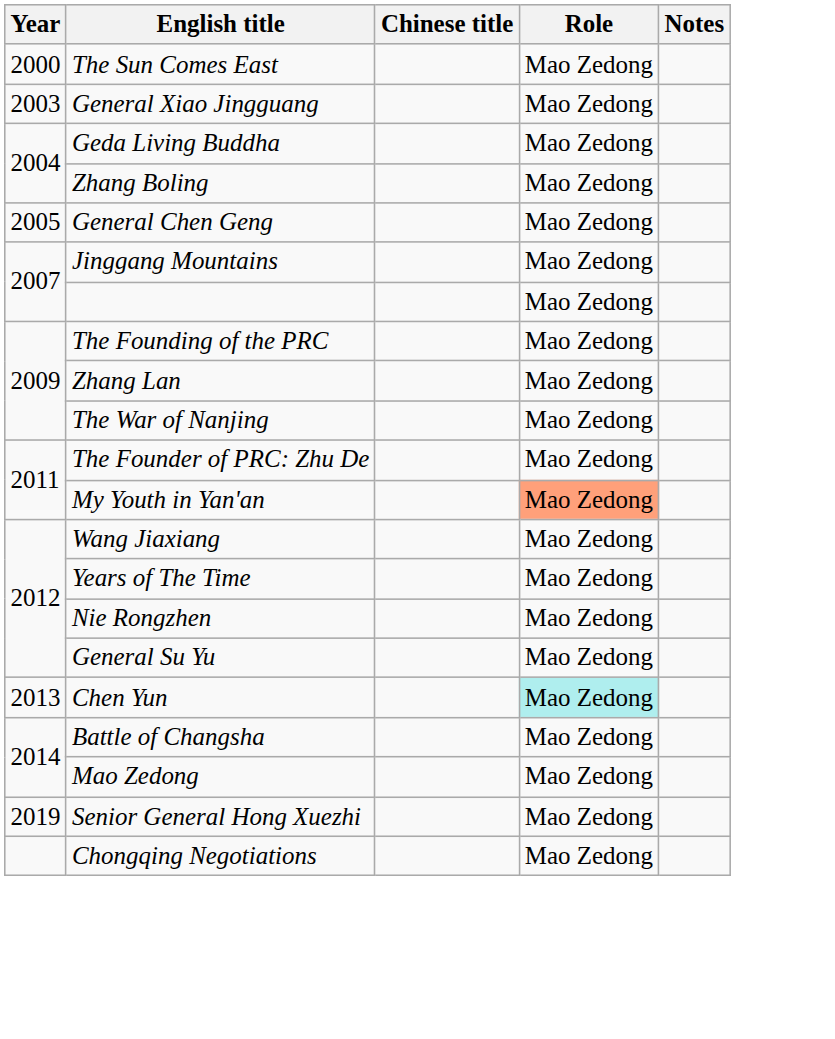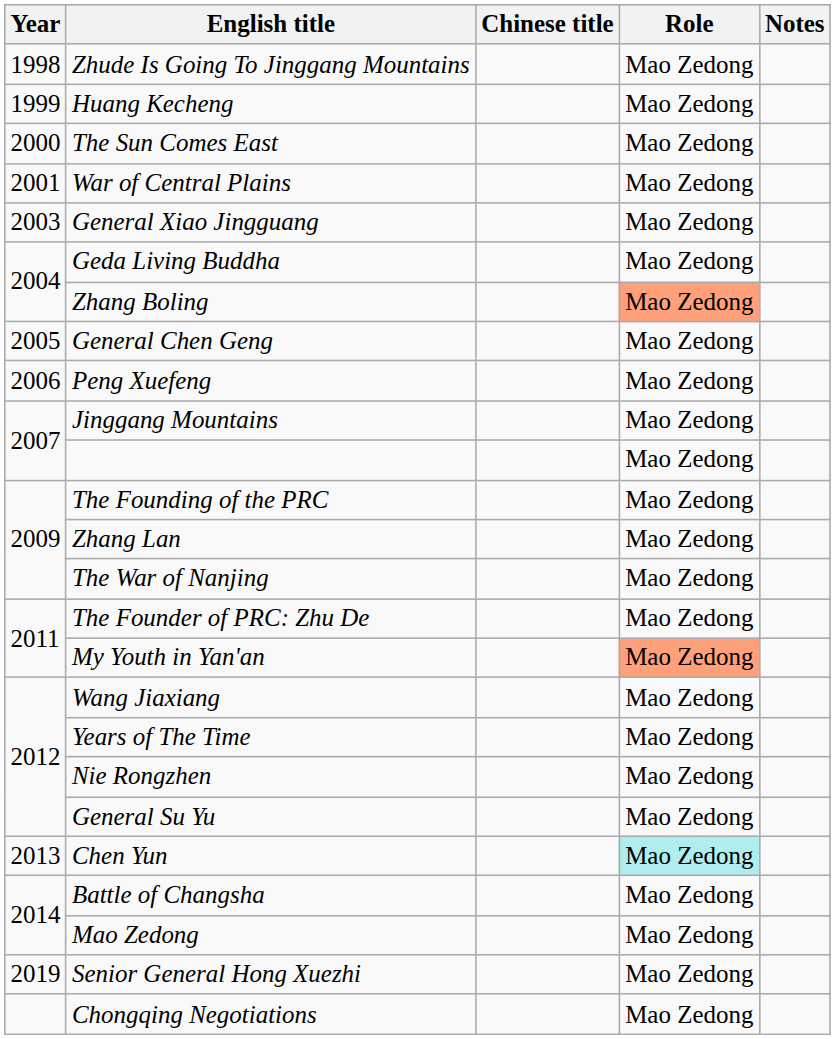+ row: (271, 63)
+ row: (153, 103)
+ row: (181, 182)
(589, 182) no background -> (689, 301) lightsalmon background
+ row: (142, 380)
